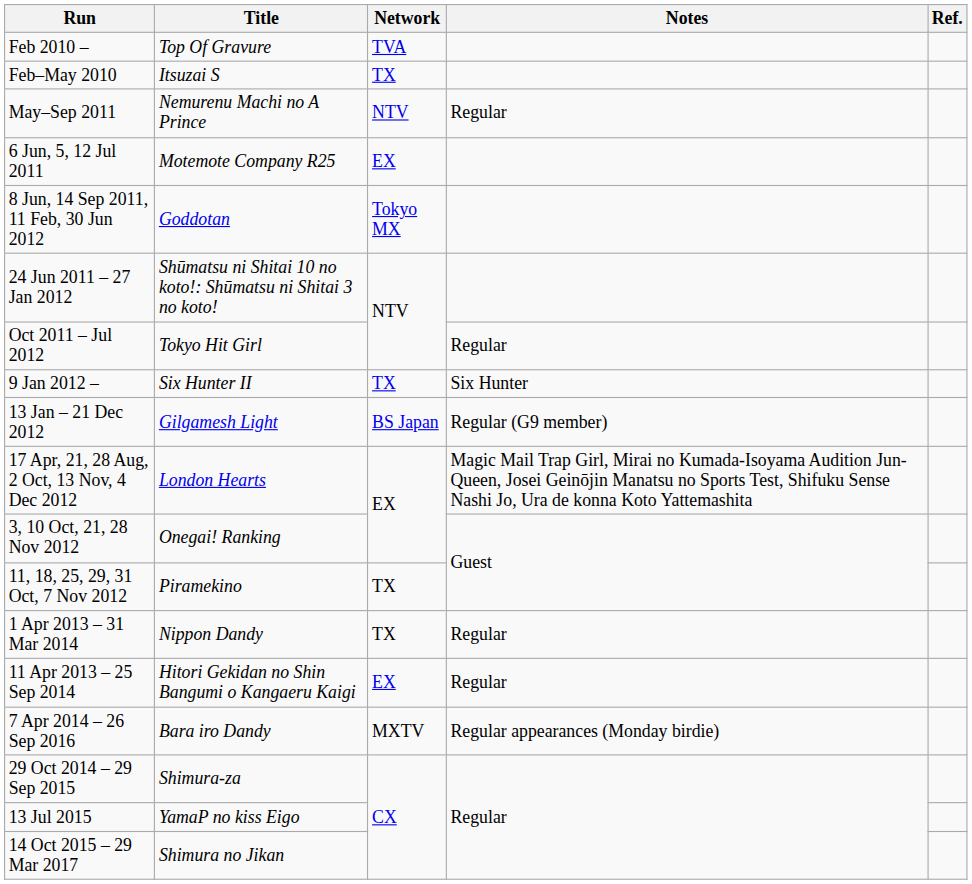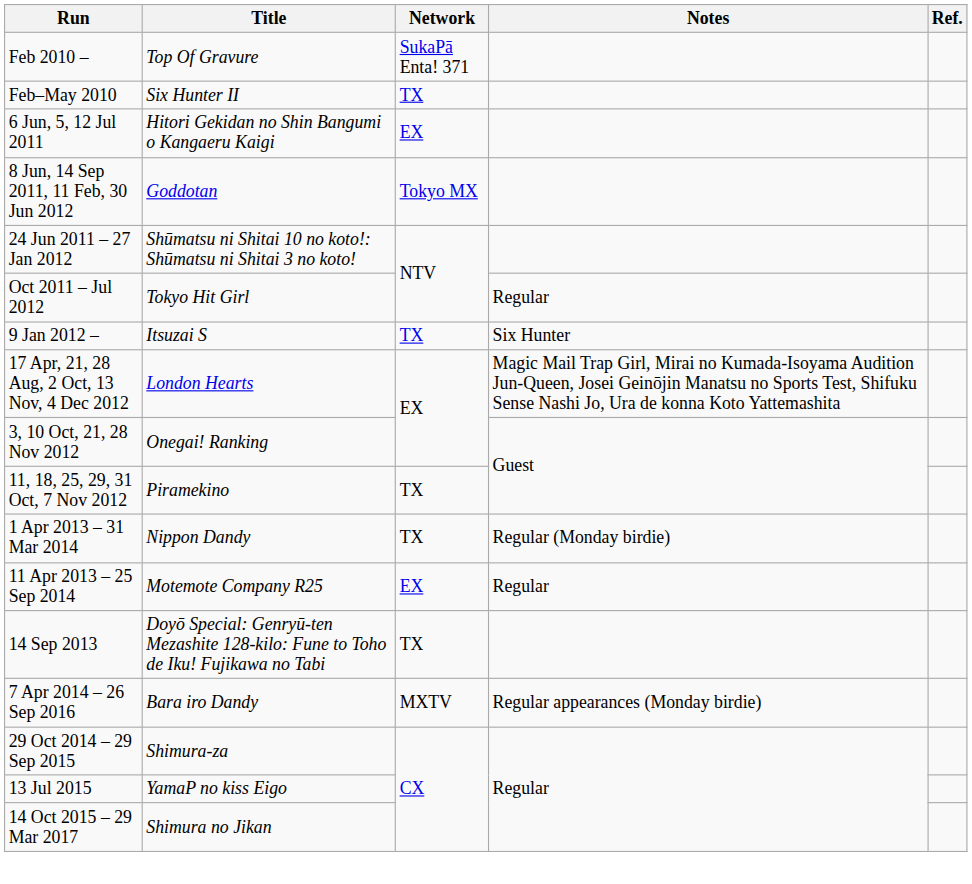(389, 46) TVA -> (434, 56) SukaPā Enta! 371
(189, 74) Itsuzai S -> (193, 94) Six Hunter II
- row: (62, 113)
(247, 161) Motemote Company R25 -> (264, 133) Hitori Gekidan no Shin Bangumi o Kangaeru Kaigi
(205, 383) Six Hunter II -> (177, 335) Itsuzai S
- row: (66, 421)
(479, 634) Regular -> (581, 538) Regular (Monday birdie)
(257, 682) Hitori Gekidan no Shin Bangumi o Kangaeru Kaigi -> (235, 586) Motemote Company R25
+ row: (53, 644)
